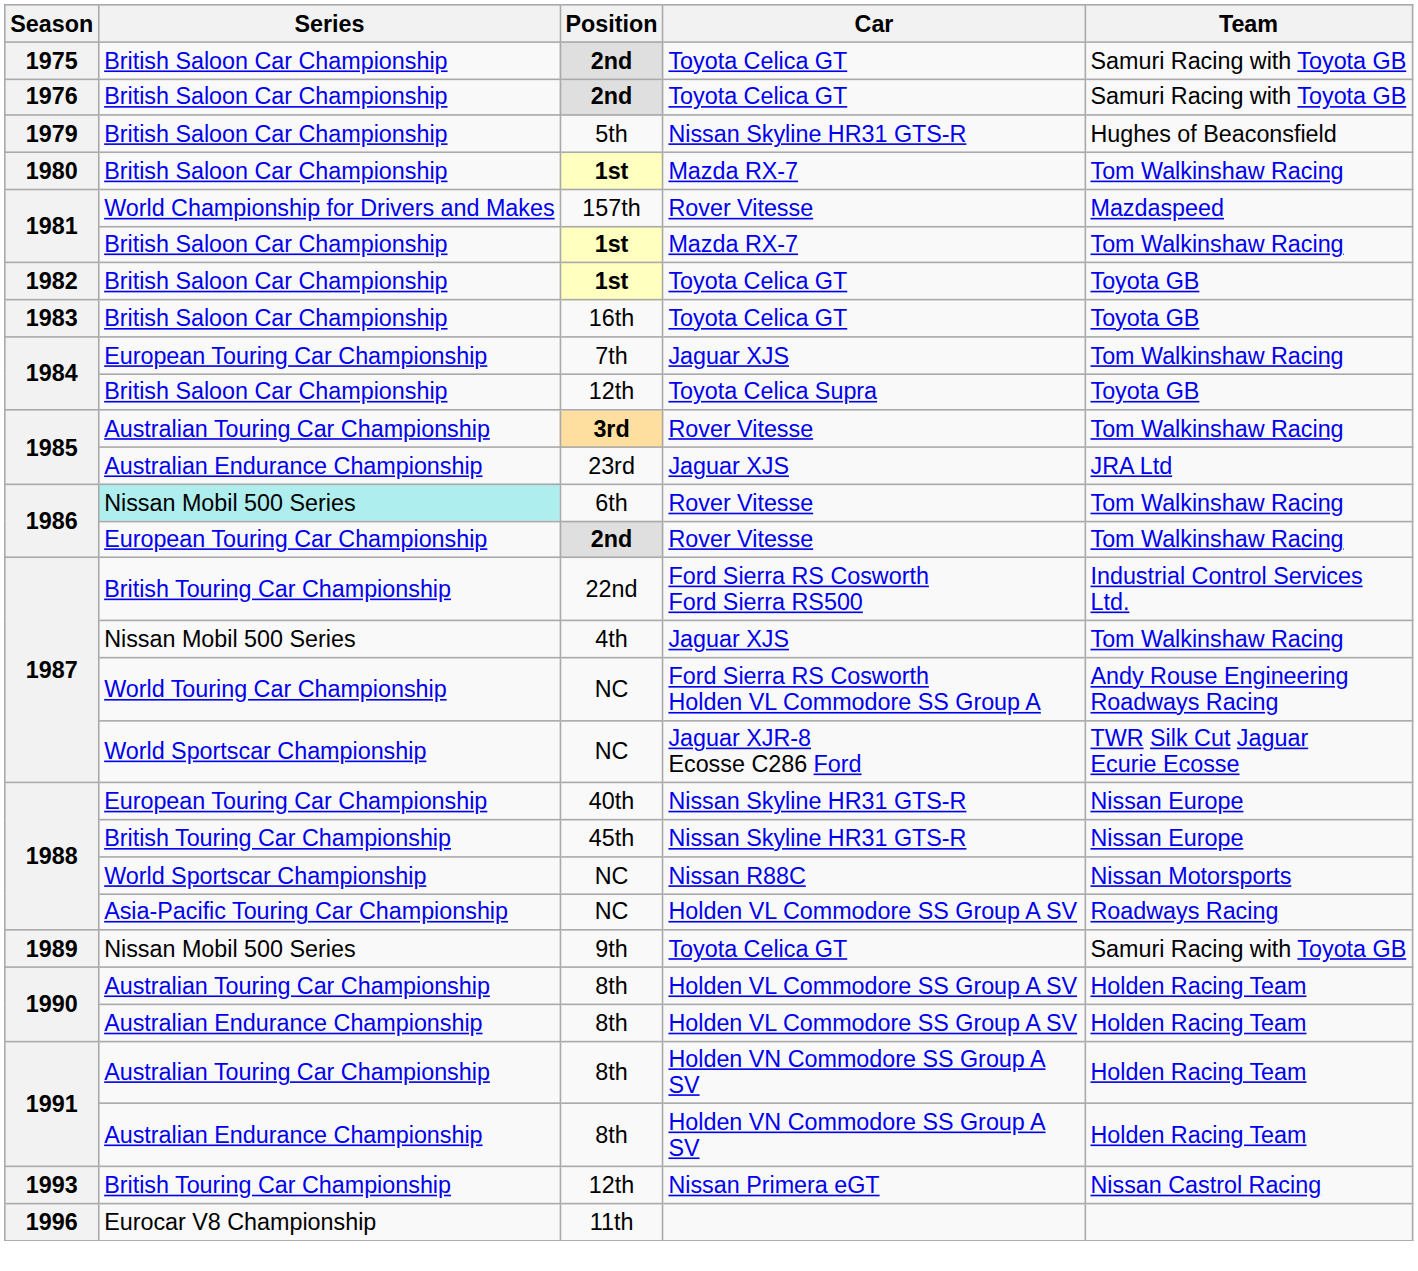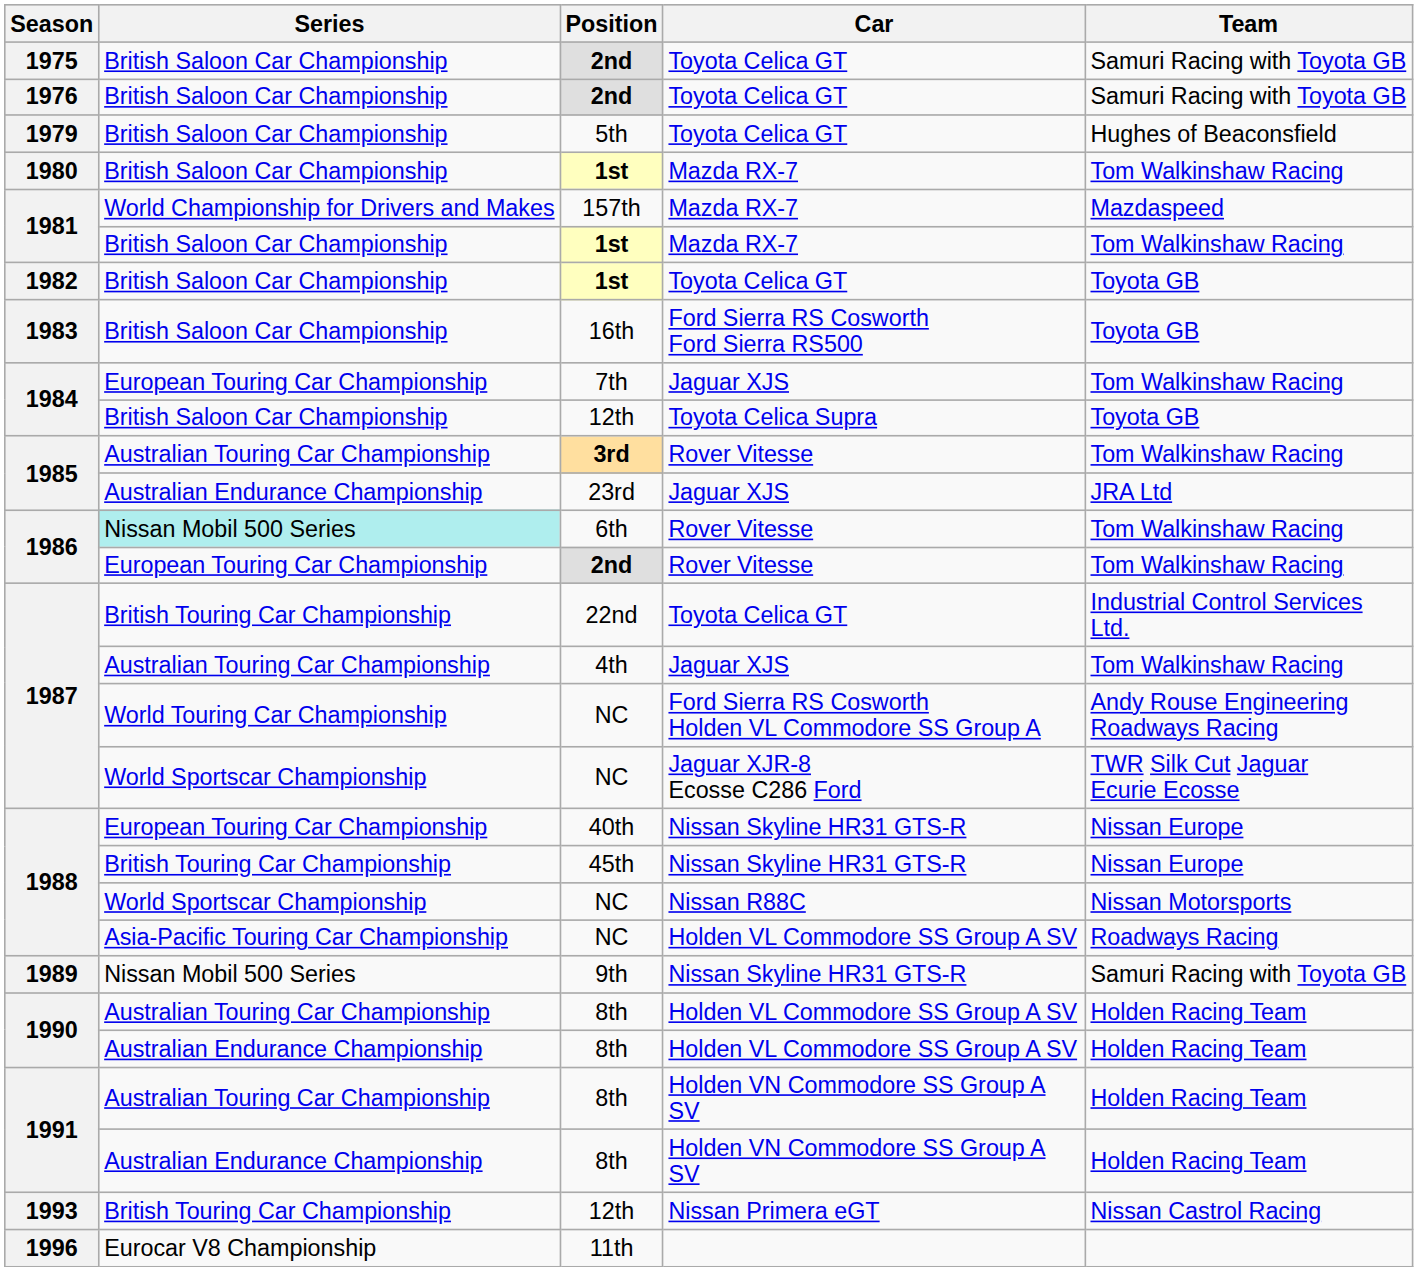(817, 134) Nissan Skyline HR31 GTS-R -> (758, 134) Toyota Celica GT
(741, 208) Rover Vitesse -> (733, 208) Mazda RX-7
(758, 318) Toyota Celica GT -> (799, 331) Ford Sierra RS Cosworth Ford Sierra RS500
(799, 589) Ford Sierra RS Cosworth Ford Sierra RS500 -> (758, 615) Toyota Celica GT
(230, 639) Nissan Mobil 500 Series -> (297, 665) Australian Touring Car Championship
(758, 949) Toyota Celica GT -> (817, 975) Nissan Skyline HR31 GTS-R
